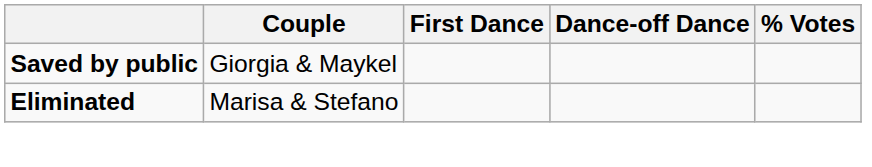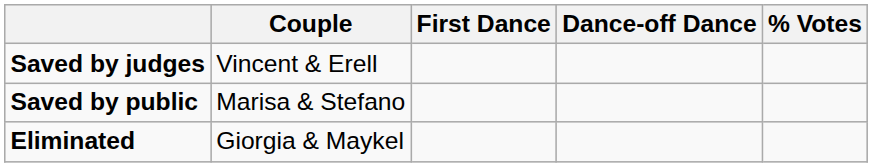+ row: (108, 63)
(303, 63) Giorgia & Maykel -> (311, 102) Marisa & Stefano
(304, 102) Marisa & Stefano -> (310, 141) Giorgia & Maykel
